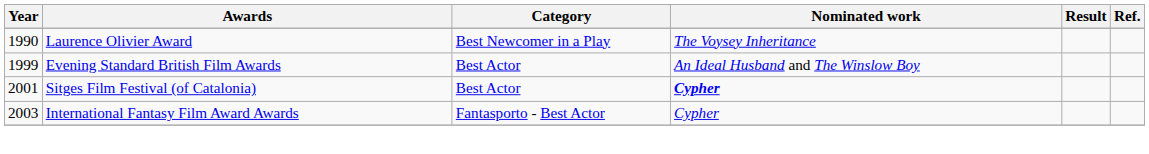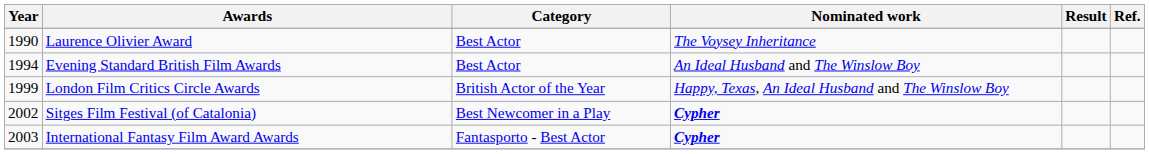(533, 40) Best Newcomer in a Play -> (488, 40) Best Actor
(23, 64) 1999 -> (23, 64) 1994
+ row: (153, 88)
(23, 88) 2001 -> (23, 112) 2002
(488, 88) Best Actor -> (533, 112) Best Newcomer in a Play
(696, 112) normal -> (697, 137) bold
